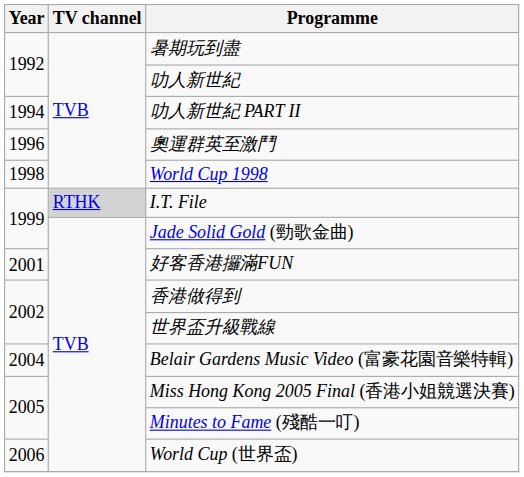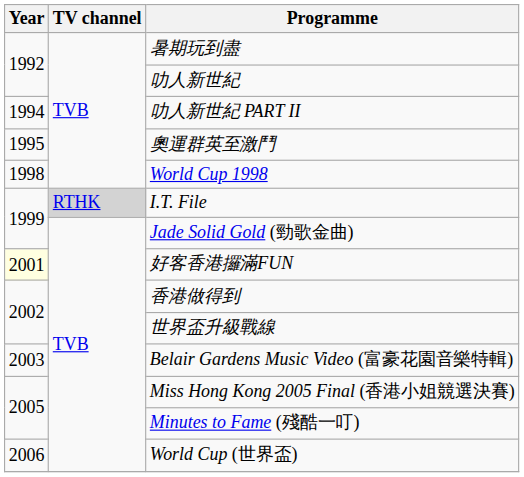(27, 144) 1996 -> (27, 144) 1995
(27, 264) no background -> (27, 264) lightyellow background
(27, 359) 2004 -> (27, 359) 2003
